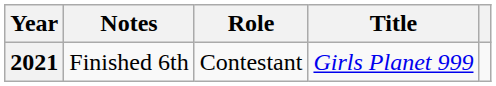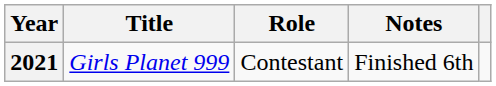columns swapped: (393, 23) <-> (129, 23)
